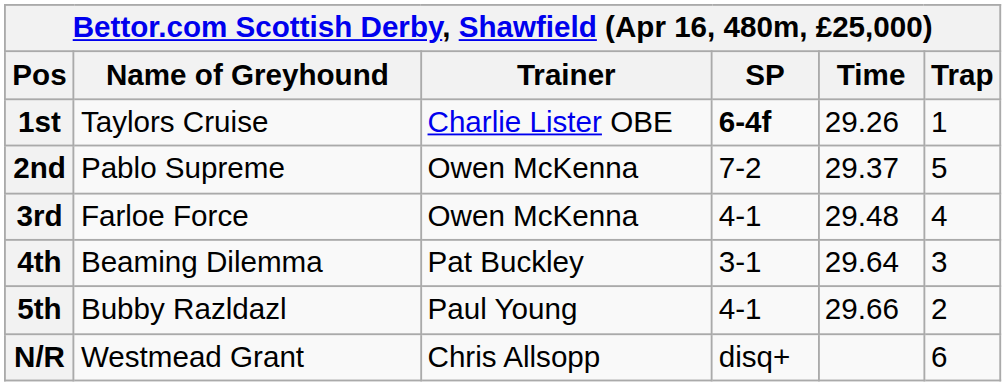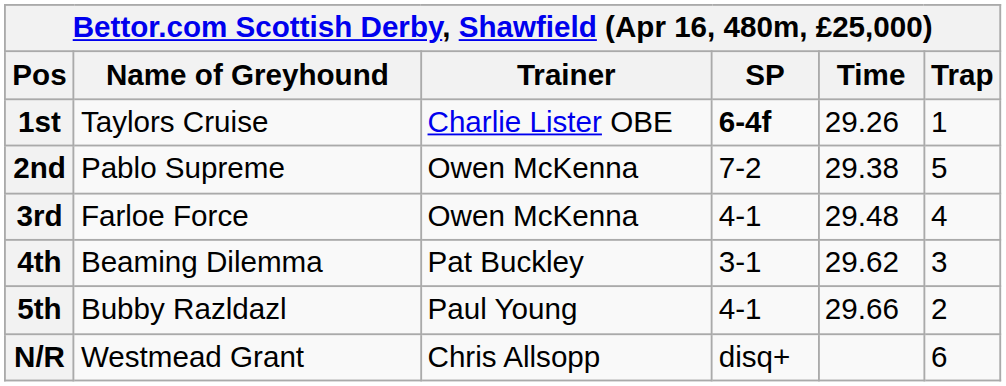(862, 168) 29.37 -> (862, 168) 29.38
(862, 262) 29.64 -> (862, 262) 29.62
